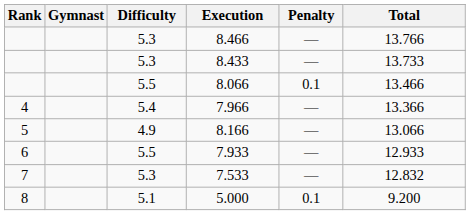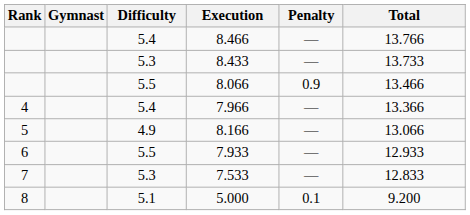(147, 38) 5.3 -> (147, 38) 5.4
(311, 84) 0.1 -> (311, 84) 0.9
(404, 175) 12.832 -> (404, 175) 12.833
